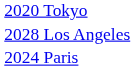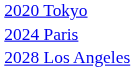rows swapped: (41, 57) <-> (67, 34)
